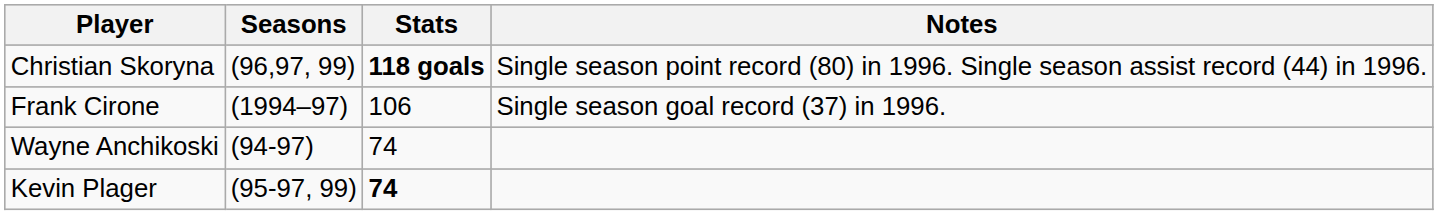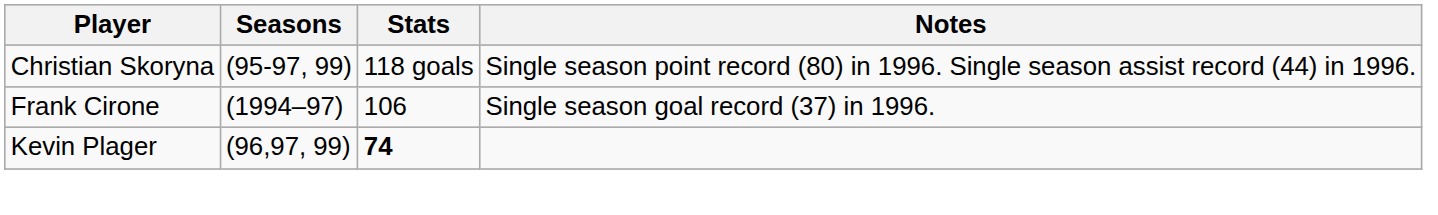(293, 65) (96,97, 99) -> (289, 65) (95-97, 99)
(427, 65) bold -> (419, 65) normal
- row: (115, 147)
(294, 188) (95-97, 99) -> (288, 147) (96,97, 99)
